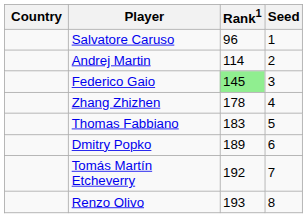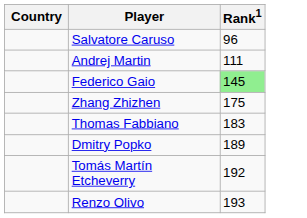- column: (284, 16)
(234, 60) 114 -> (233, 60) 111
(234, 102) 178 -> (234, 102) 175
